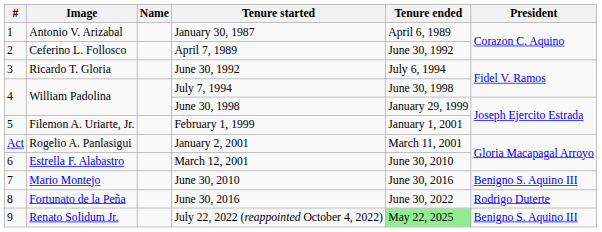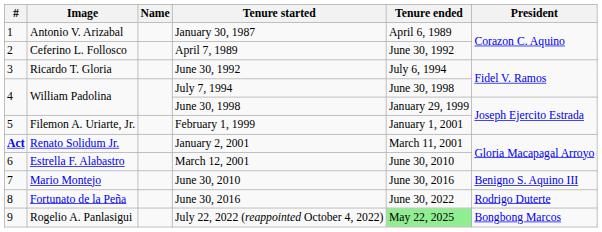(15, 143) normal -> (16, 143) bold
(80, 143) Rogelio A. Panlasigui -> (75, 143) Renato Solidum Jr.
(74, 217) Renato Solidum Jr. -> (81, 217) Rogelio A. Panlasigui
(526, 217) Benigno S. Aquino III -> (518, 217) Bongbong Marcos
